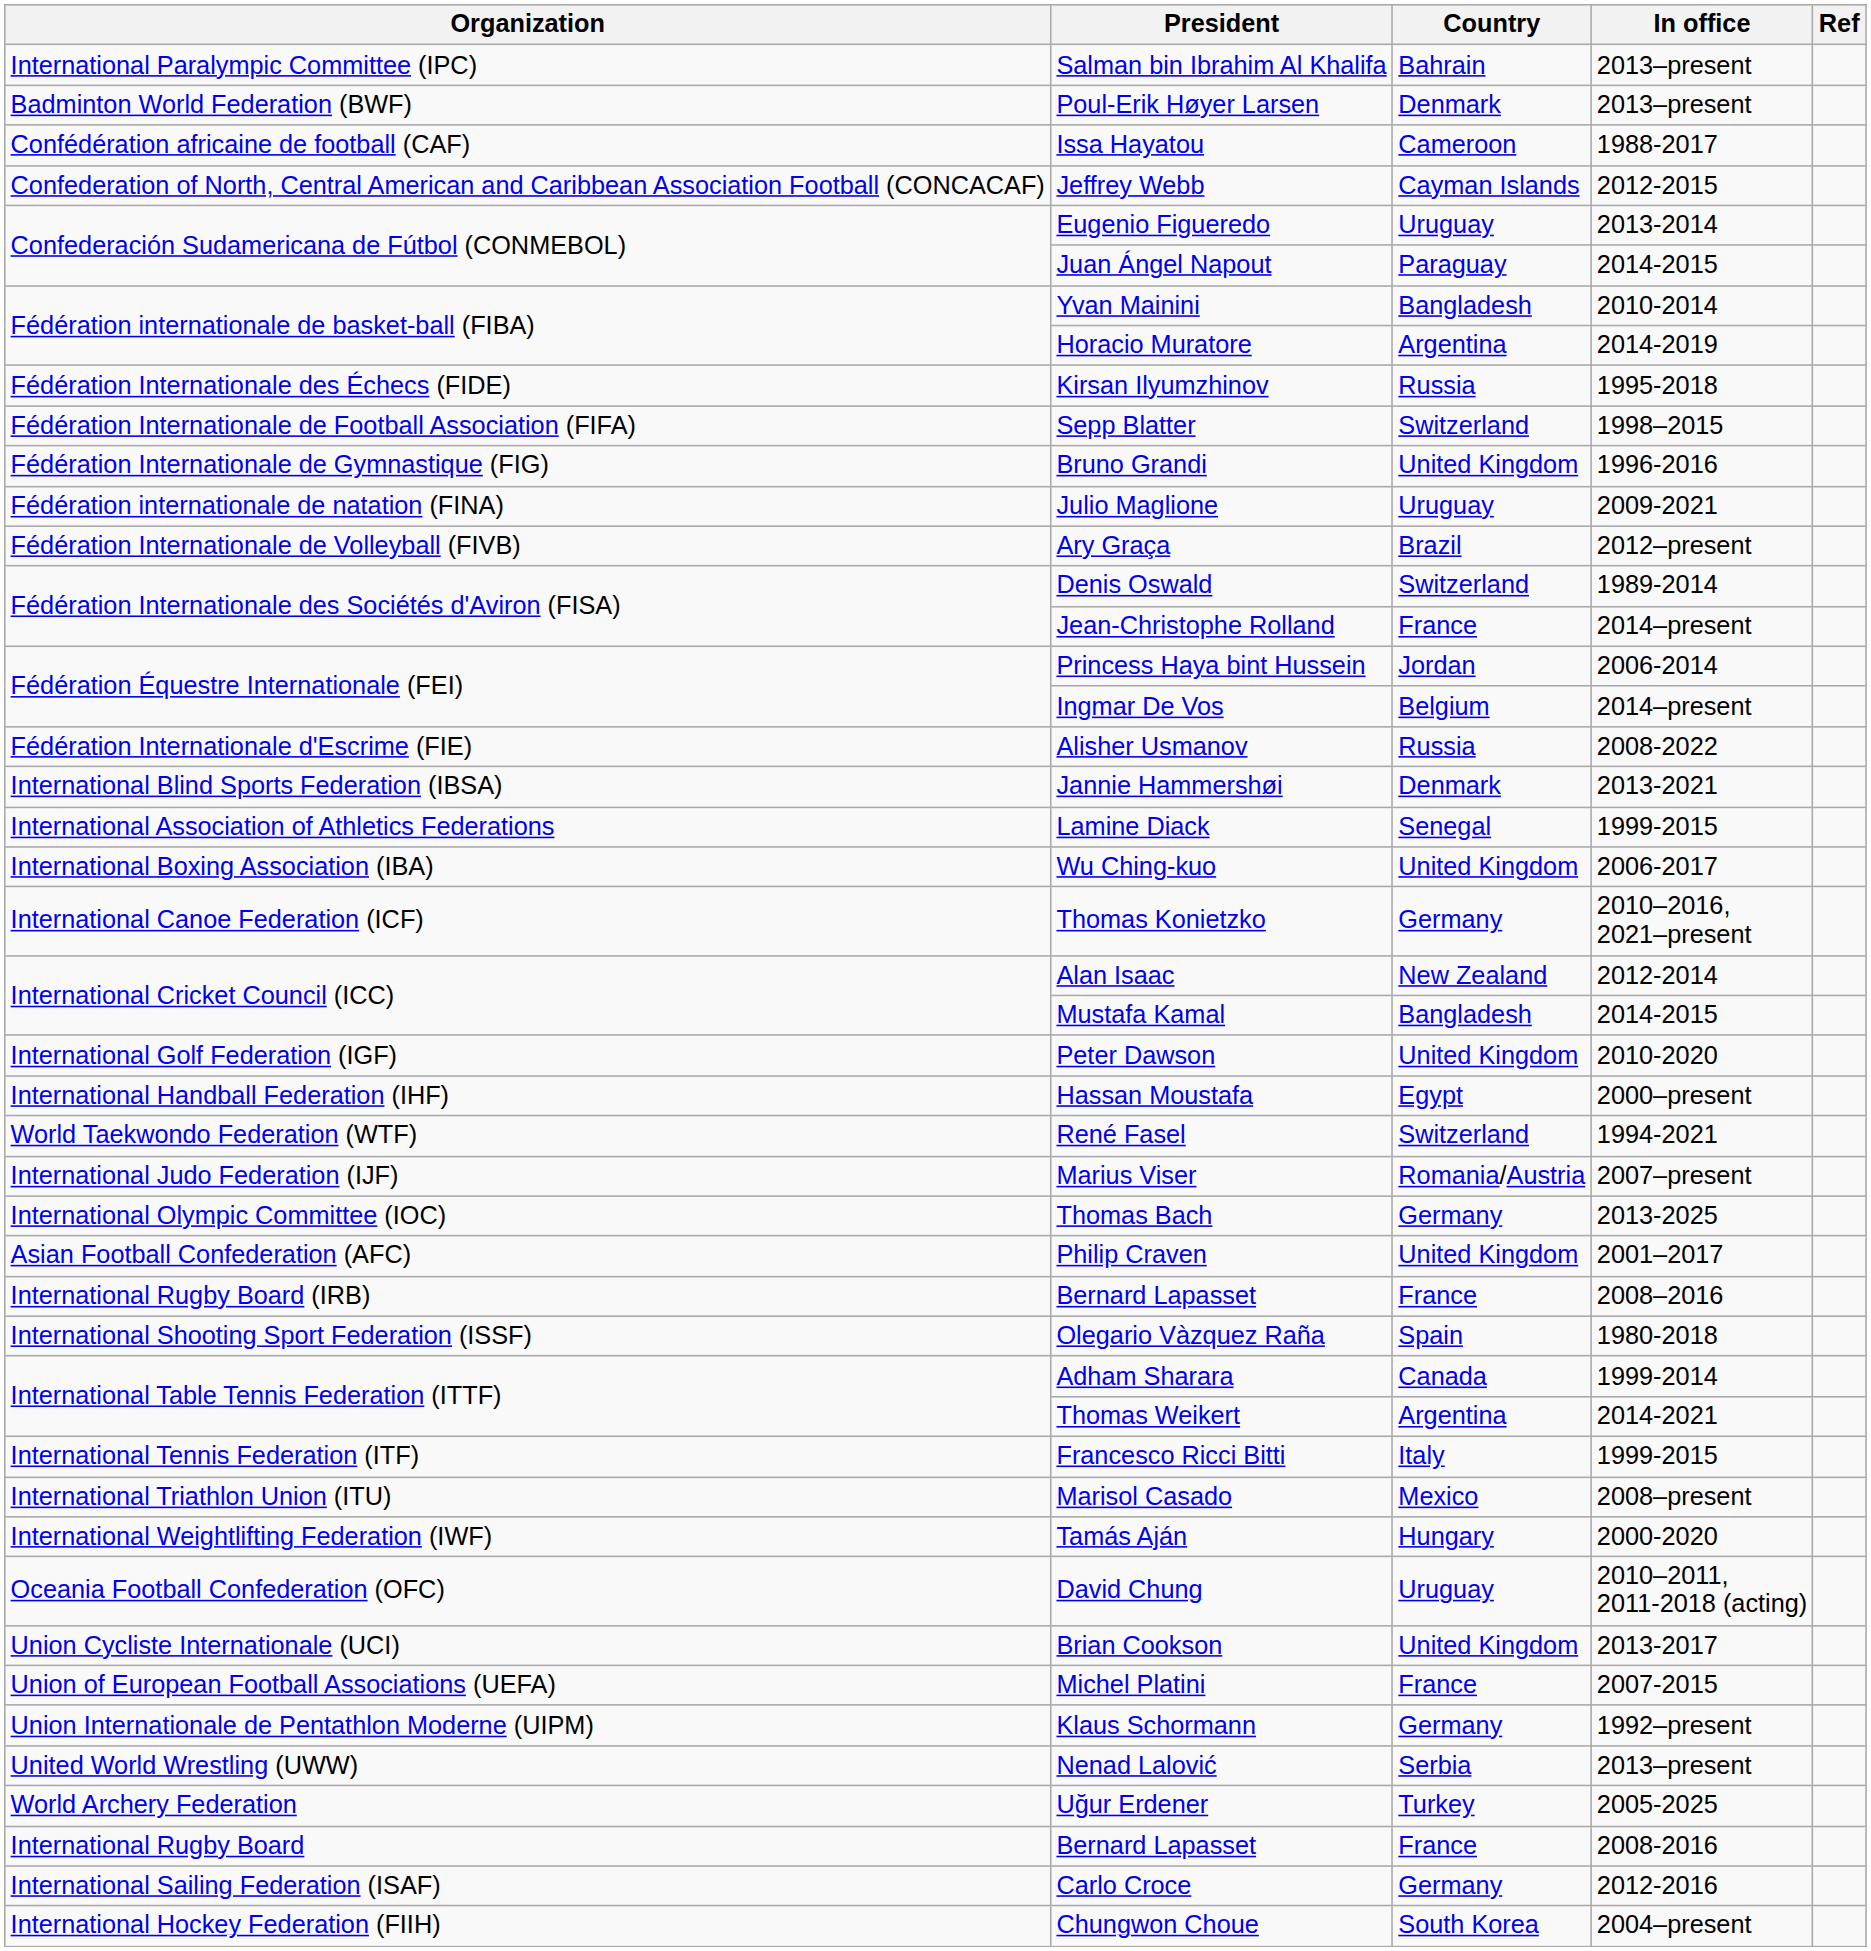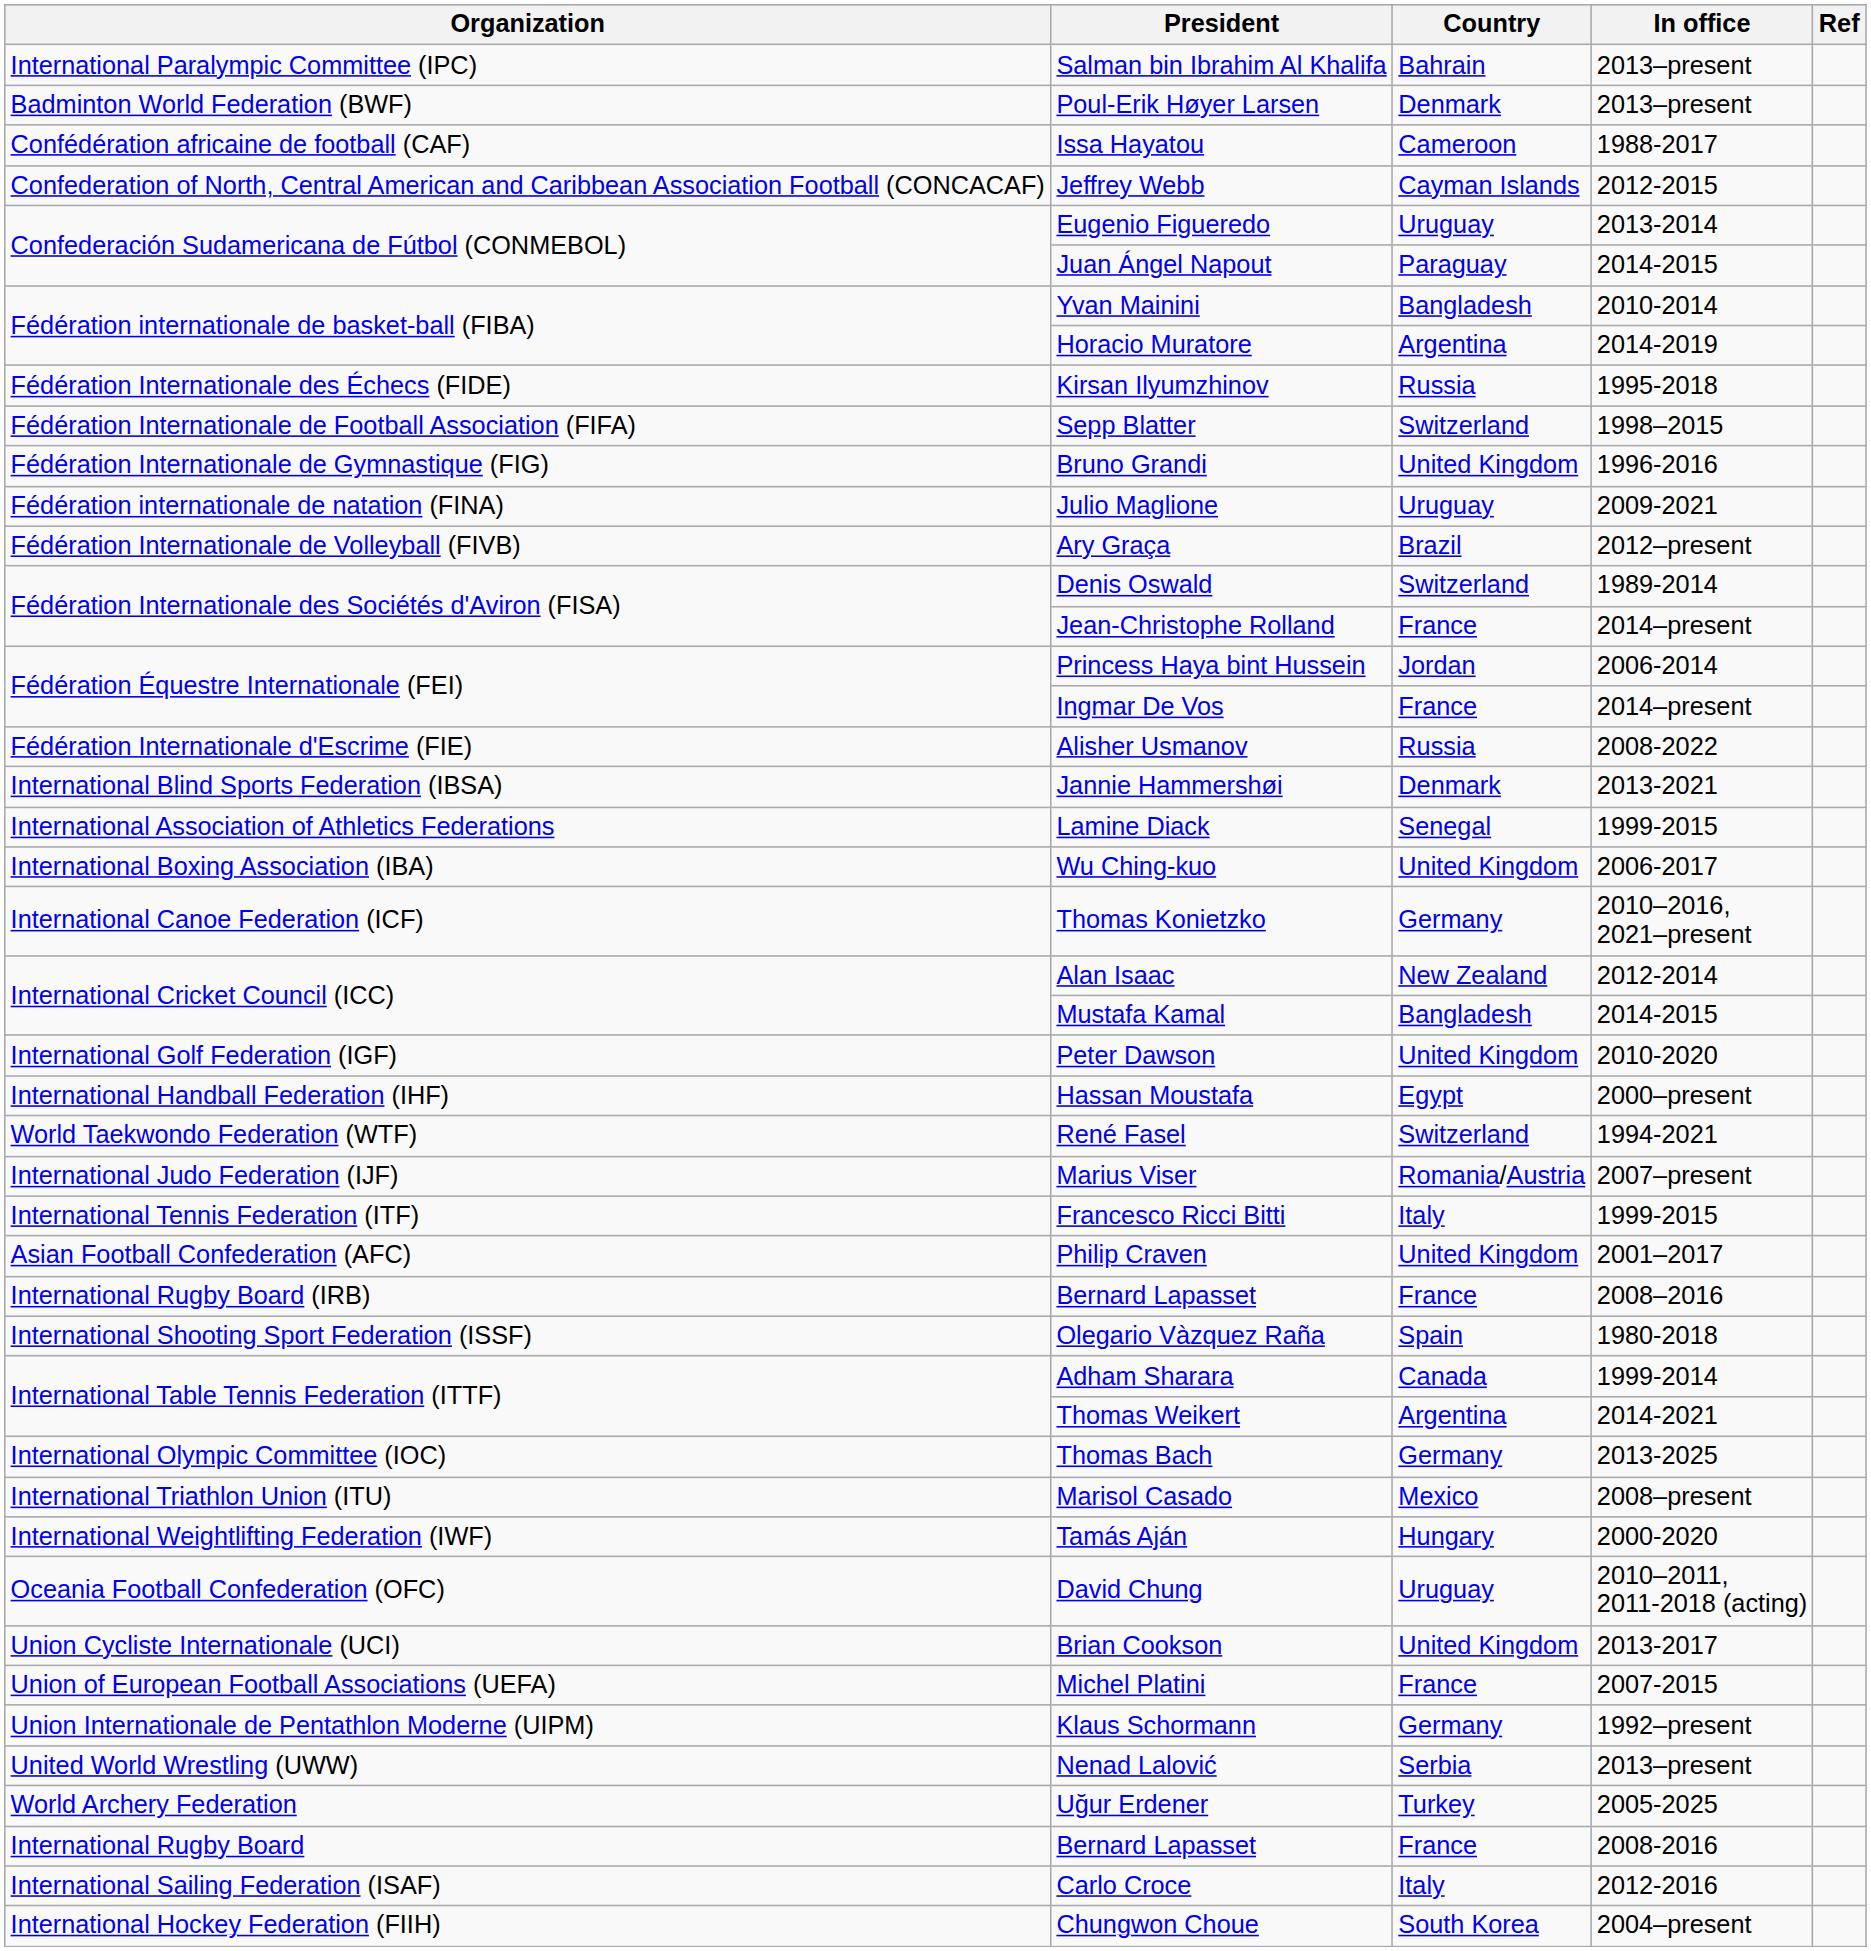(1444, 706) Belgium -> (1438, 706) France
rows swapped: (1134, 1215) <-> (1171, 1456)
(1450, 1885) Germany -> (1422, 1885) Italy
